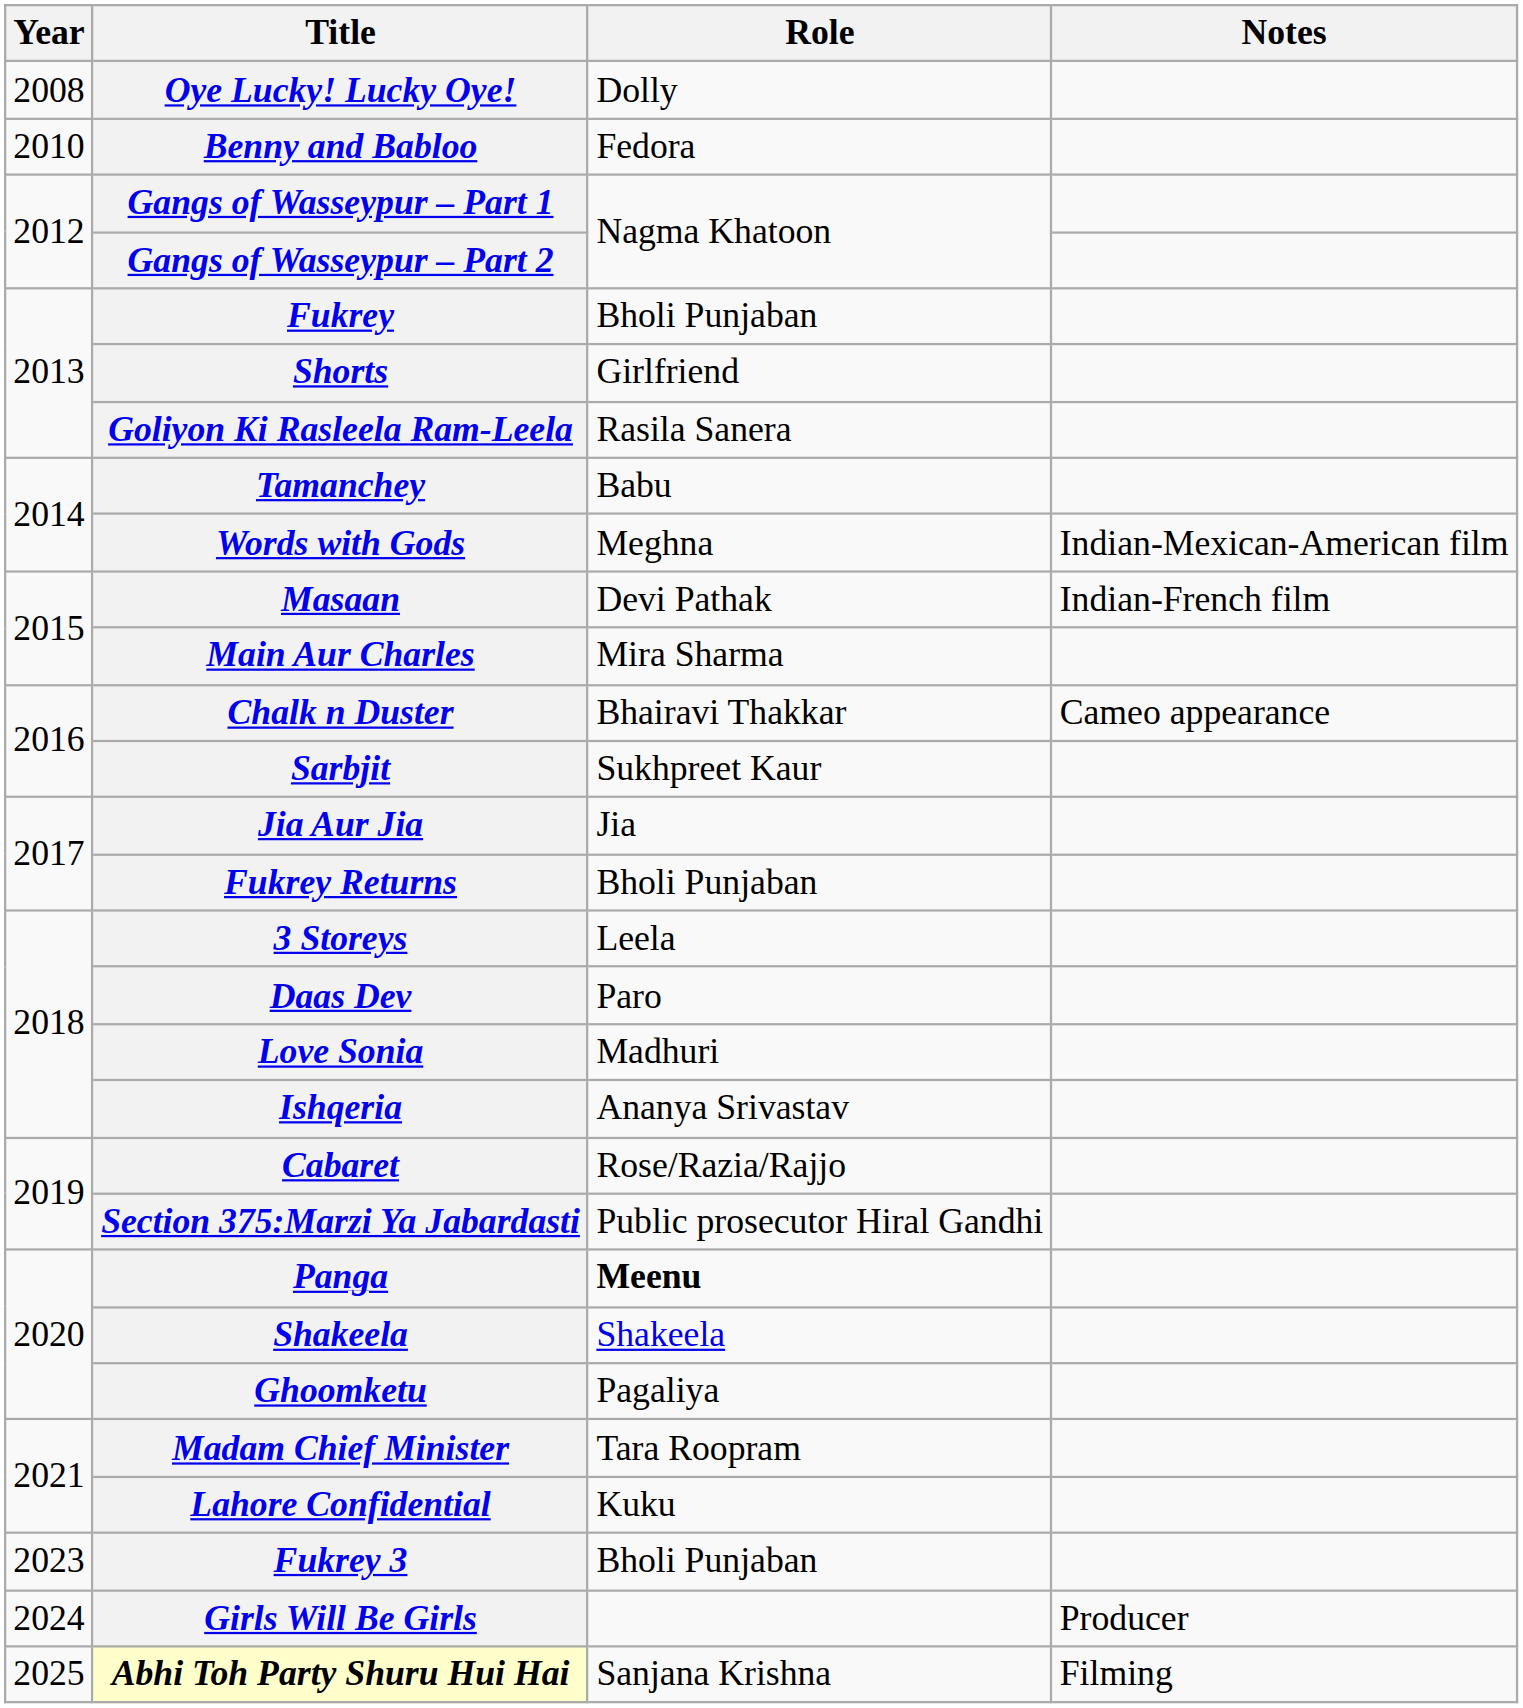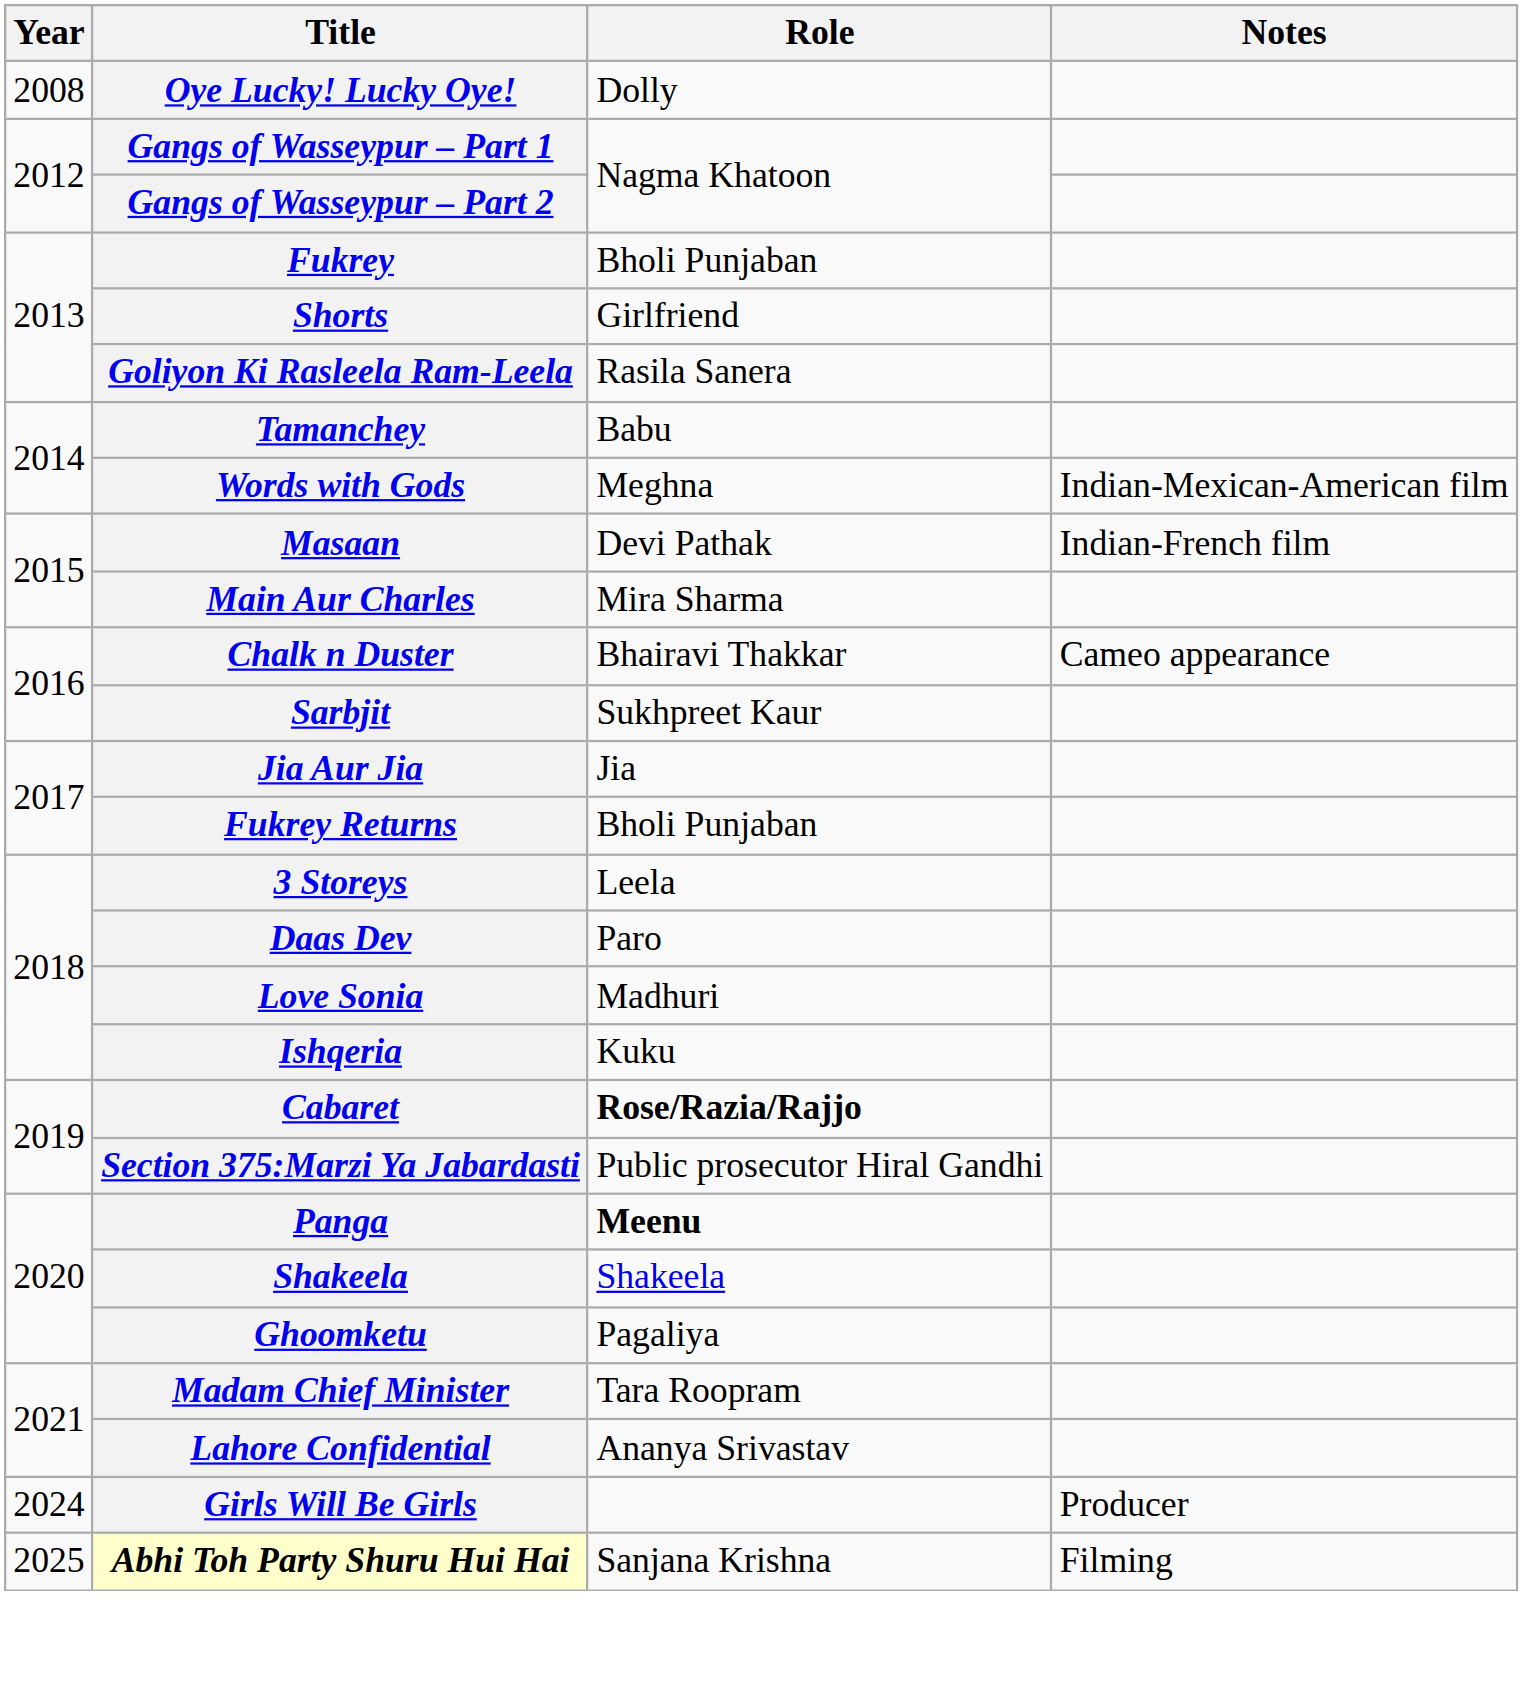- row: (341, 145)
(723, 1107) Ananya Srivastav -> (636, 1051) Kuku
(721, 1164) normal -> (729, 1107) bold
(636, 1504) Kuku -> (723, 1447) Ananya Srivastav
- row: (341, 1560)
